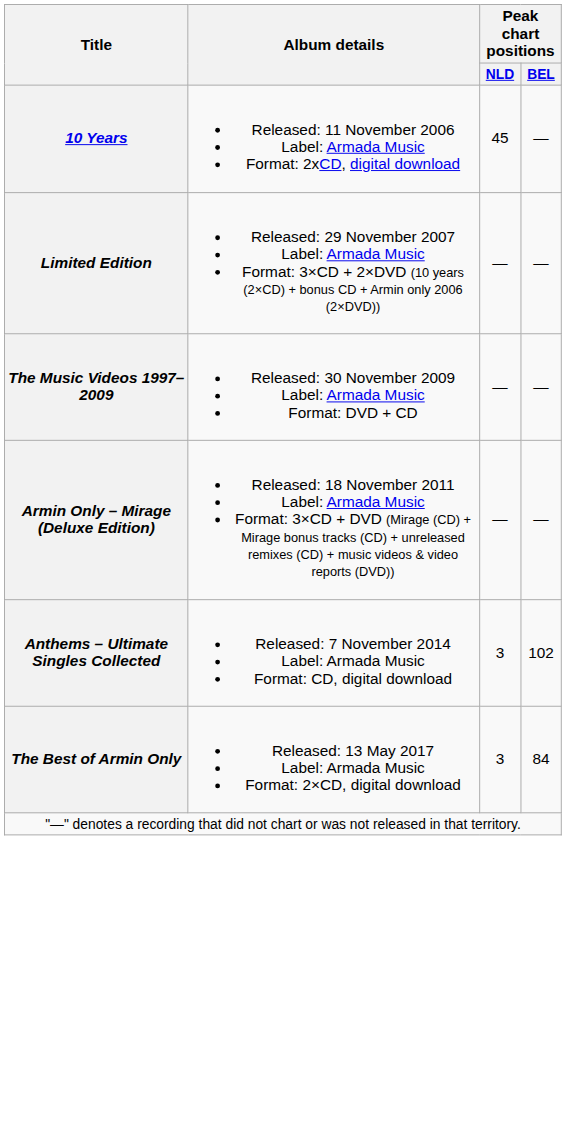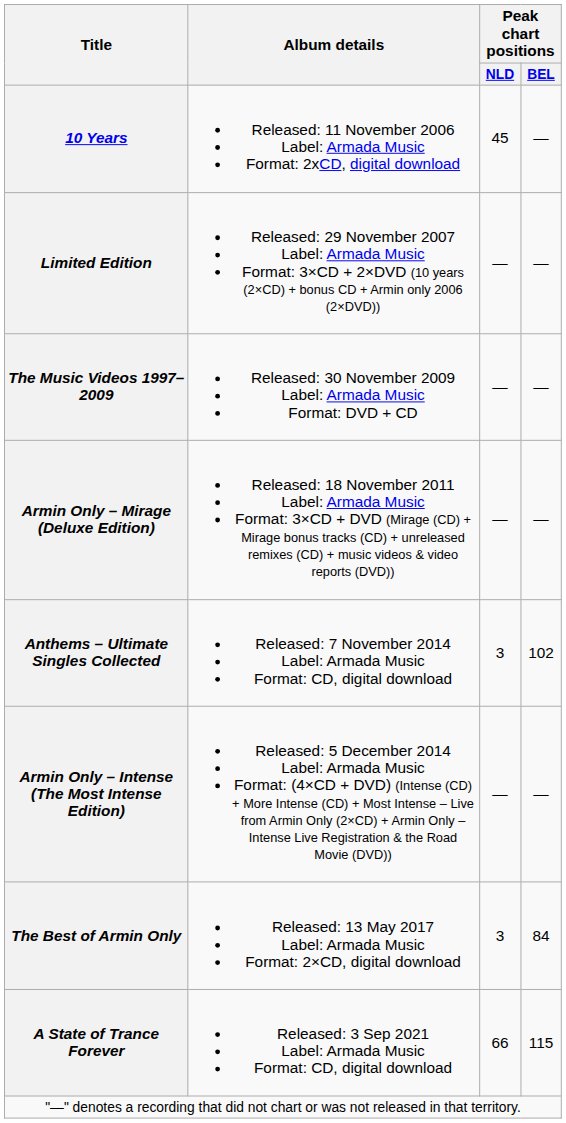+ row: (96, 794)
+ row: (96, 1042)
